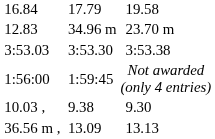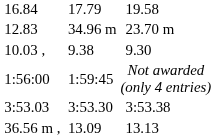rows swapped: (27, 50) <-> (25, 107)
